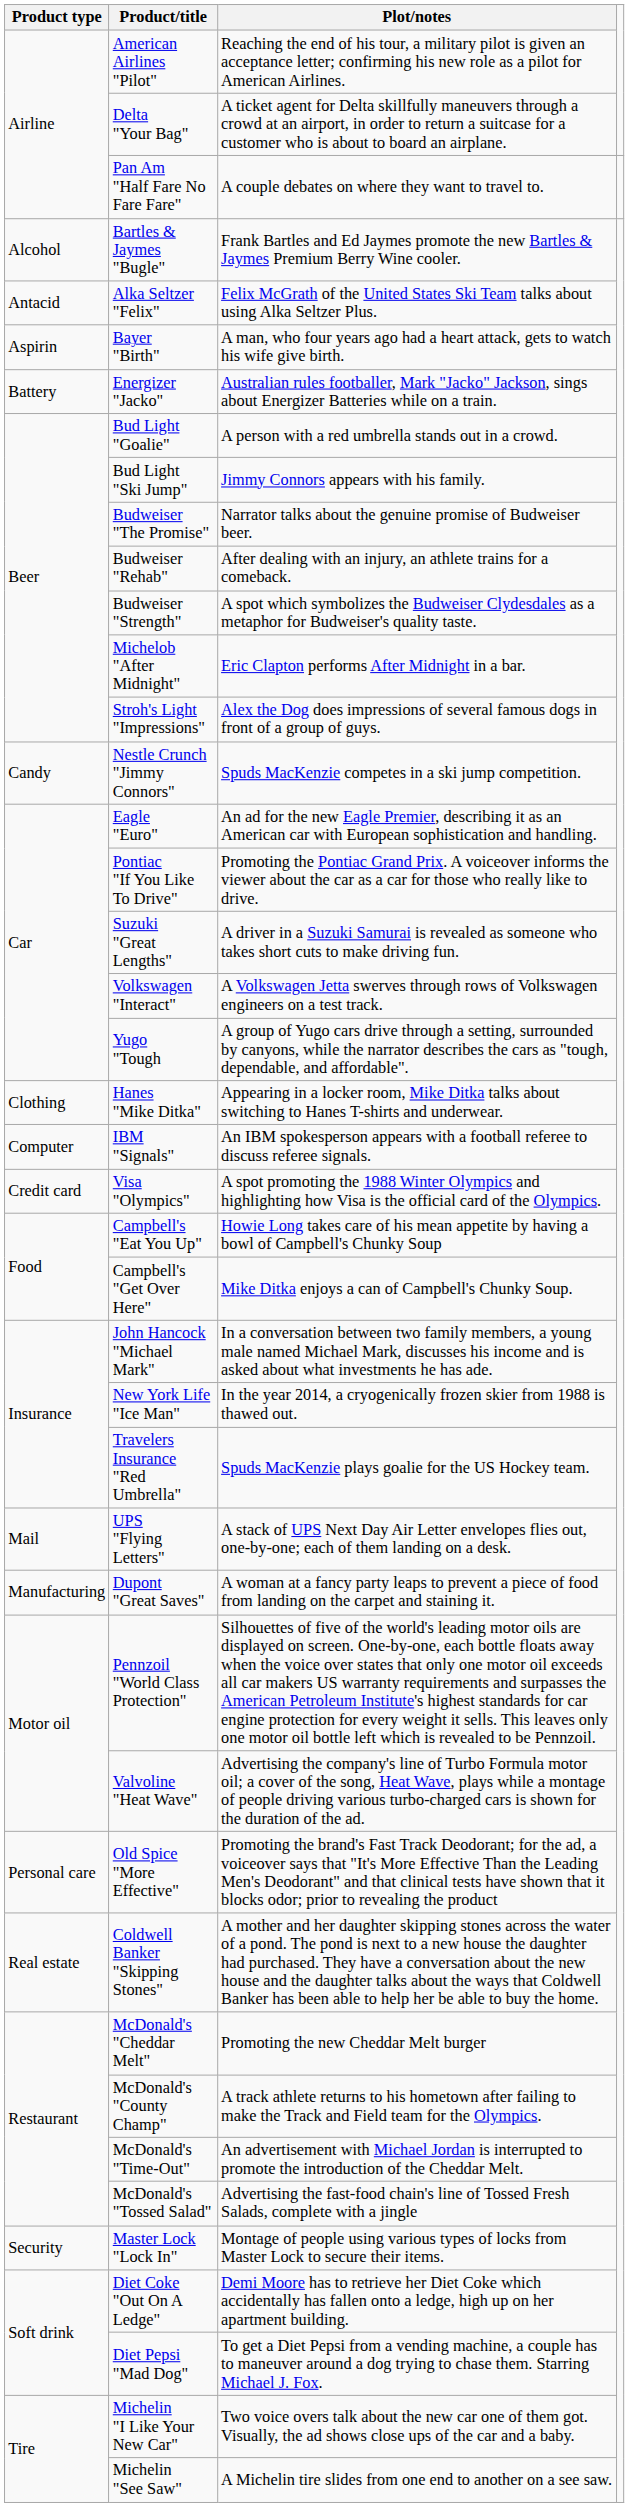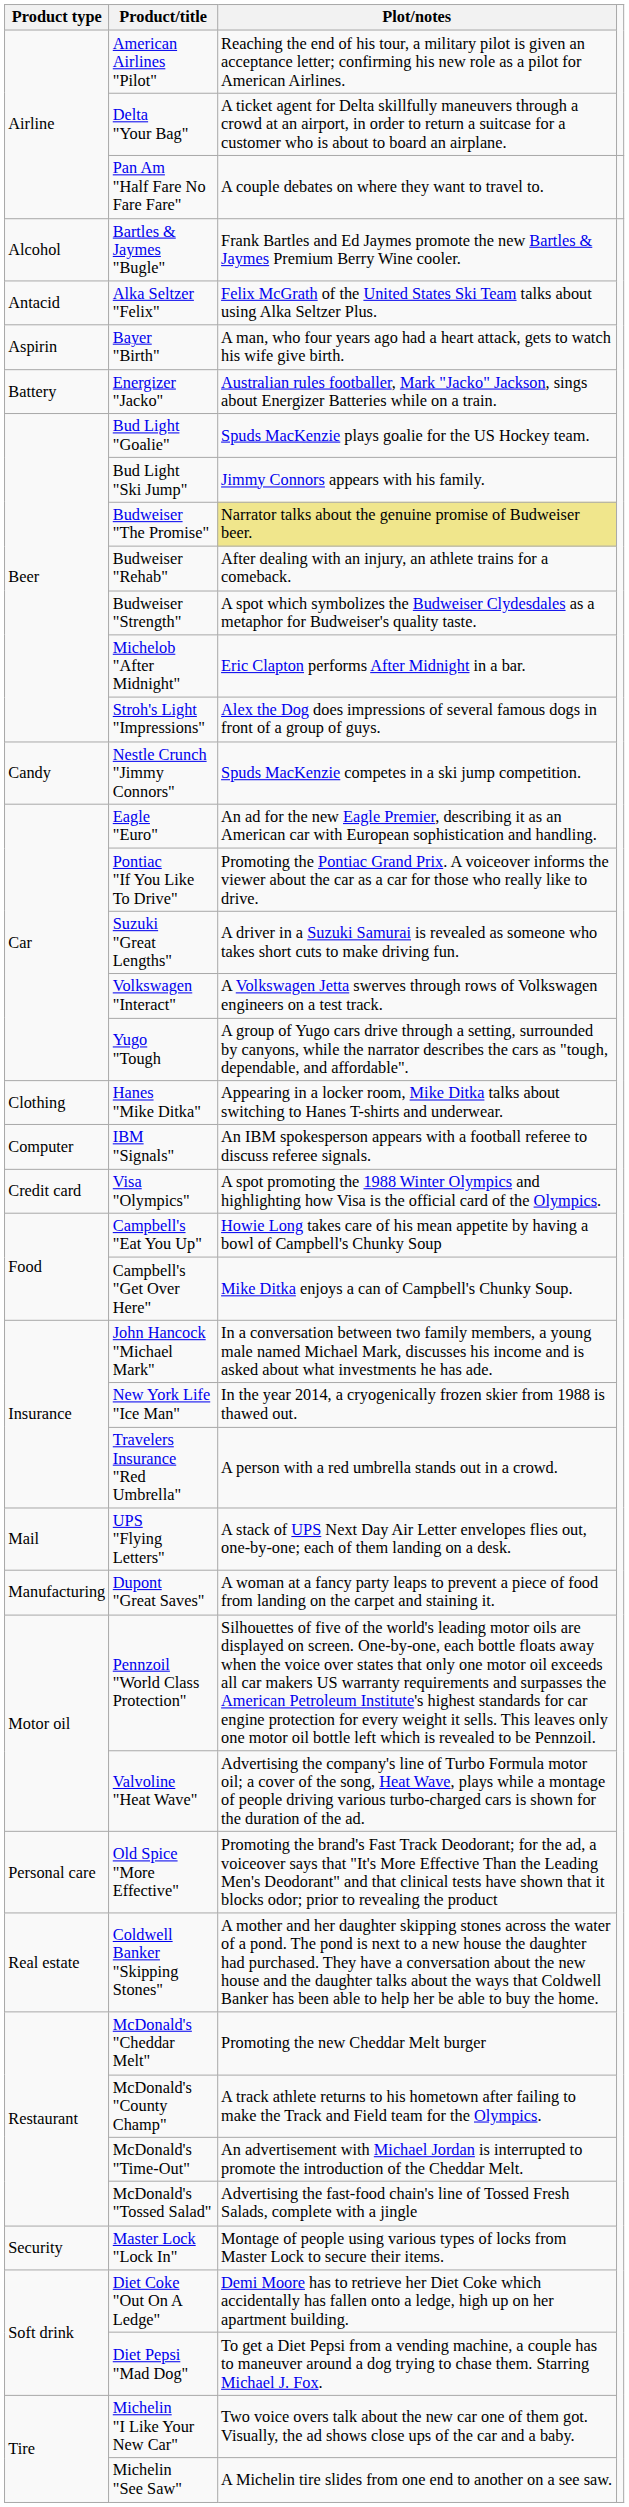(389, 435) A person with a red umbrella stands out in a crowd. -> (405, 435) Spuds MacKenzie plays goalie for the US Hockey team.
(400, 524) no background -> (400, 524) khaki background
(405, 1467) Spuds MacKenzie plays goalie for the US Hockey team. -> (389, 1467) A person with a red umbrella stands out in a crowd.
